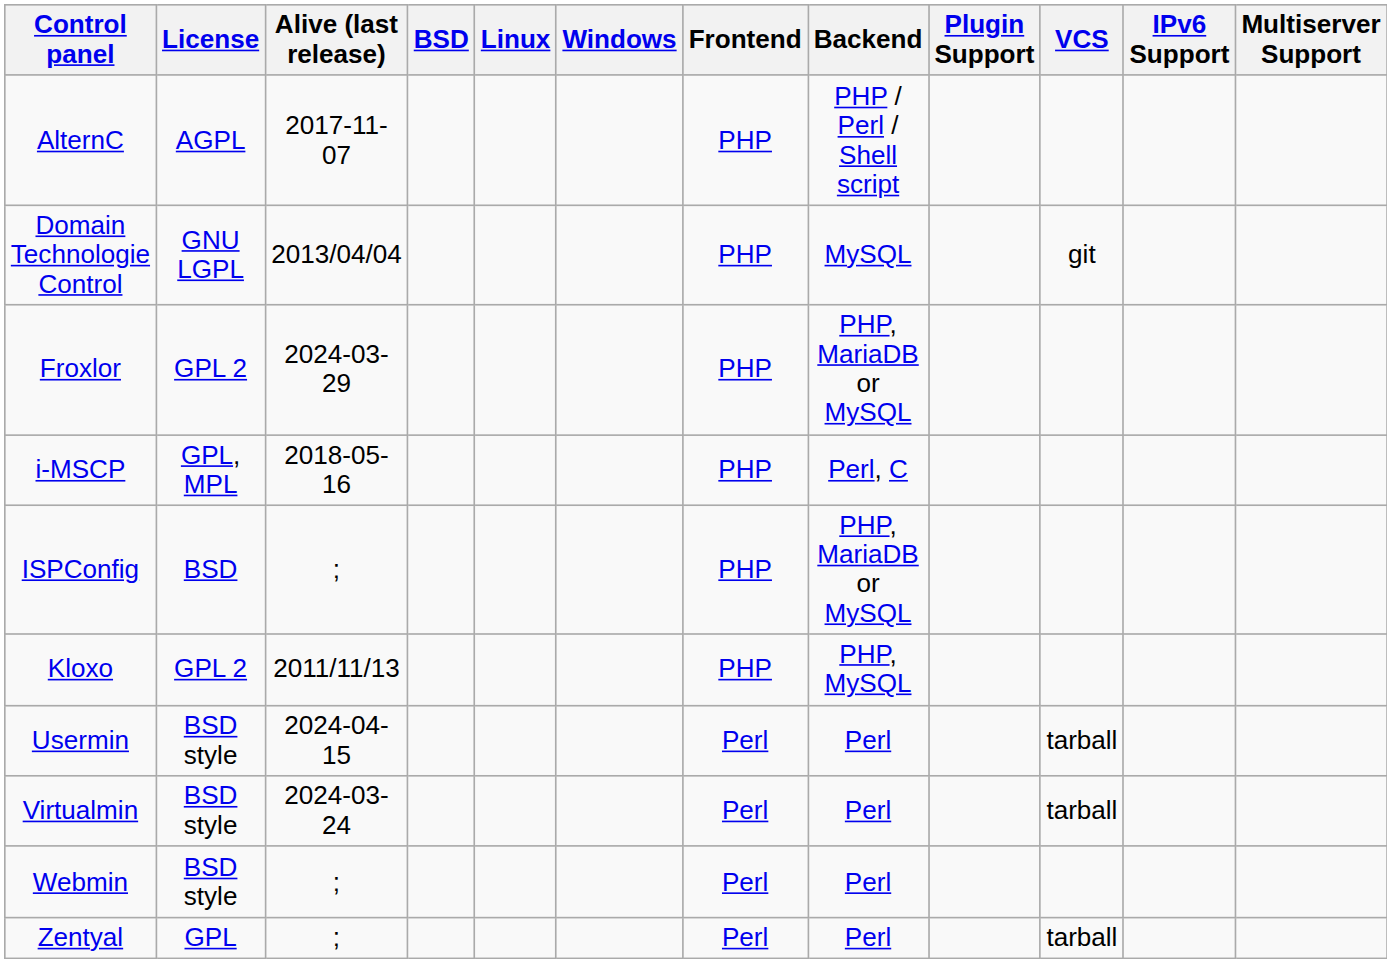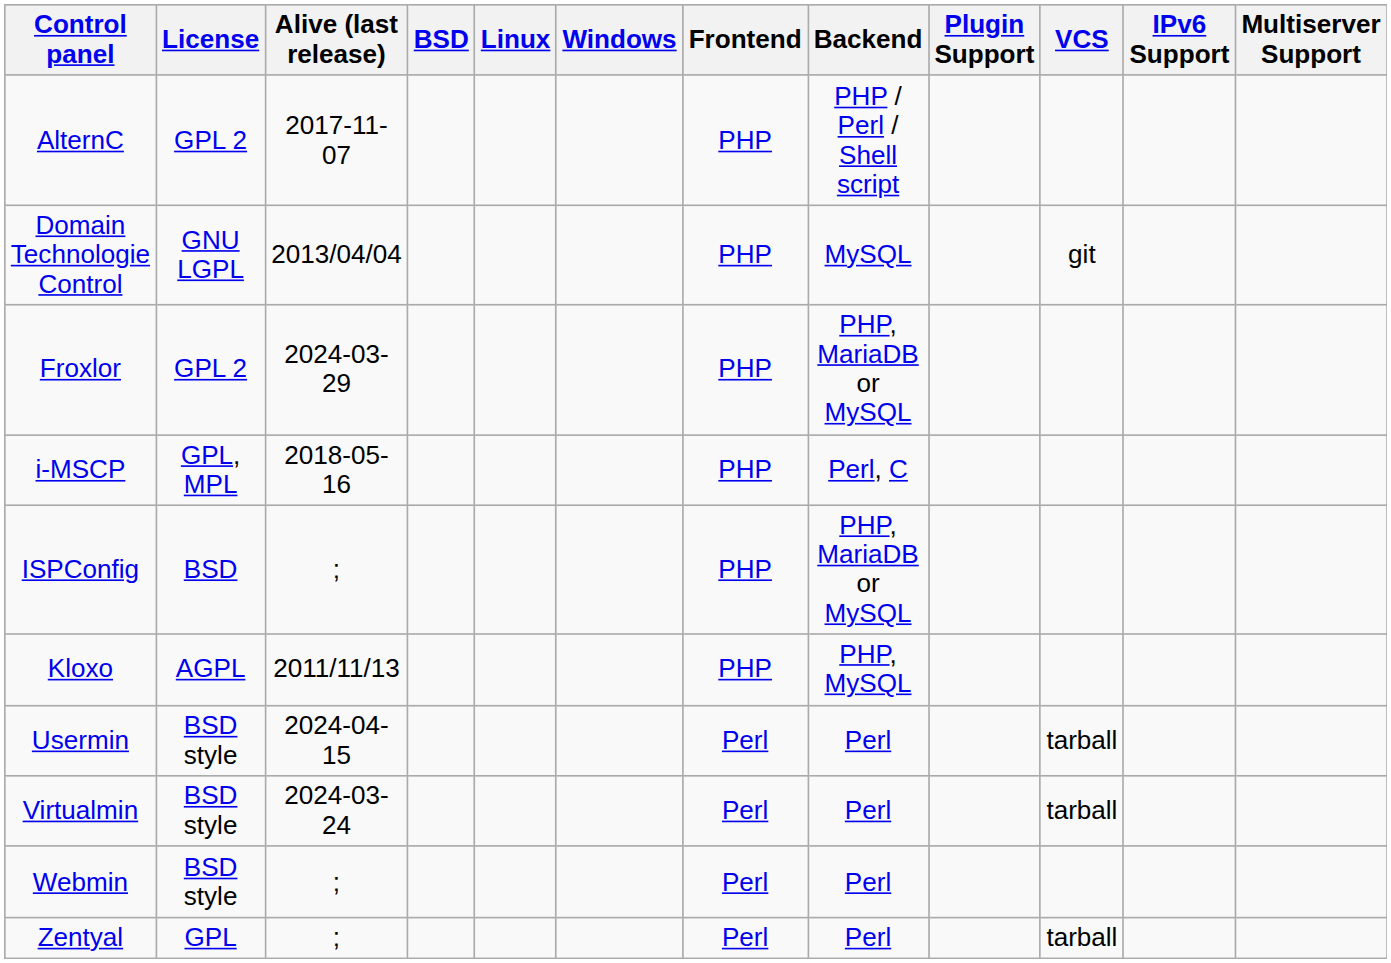(211, 139) AGPL -> (211, 139) GPL 2
(211, 669) GPL 2 -> (211, 669) AGPL
